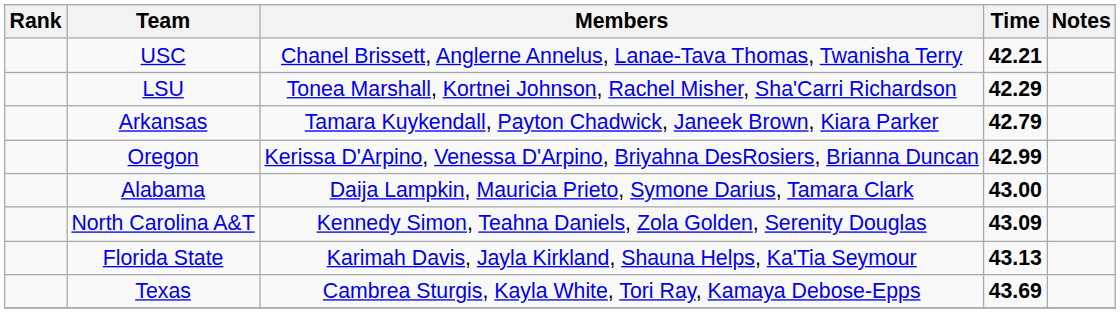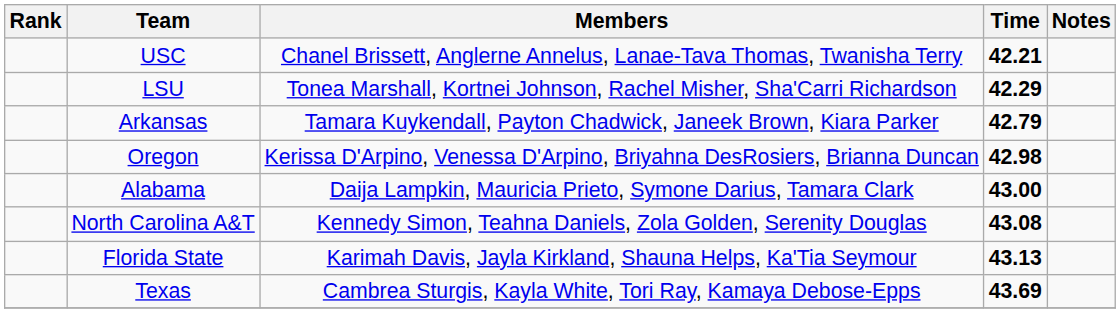(1015, 156) 42.99 -> (1015, 156) 42.98
(1015, 223) 43.09 -> (1015, 223) 43.08
